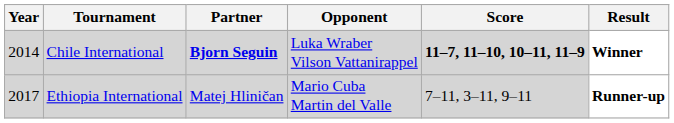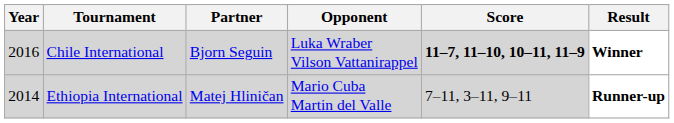(24, 52) 2014 -> (24, 52) 2016
(234, 52) bold -> (231, 52) normal
(24, 96) 2017 -> (24, 96) 2014
